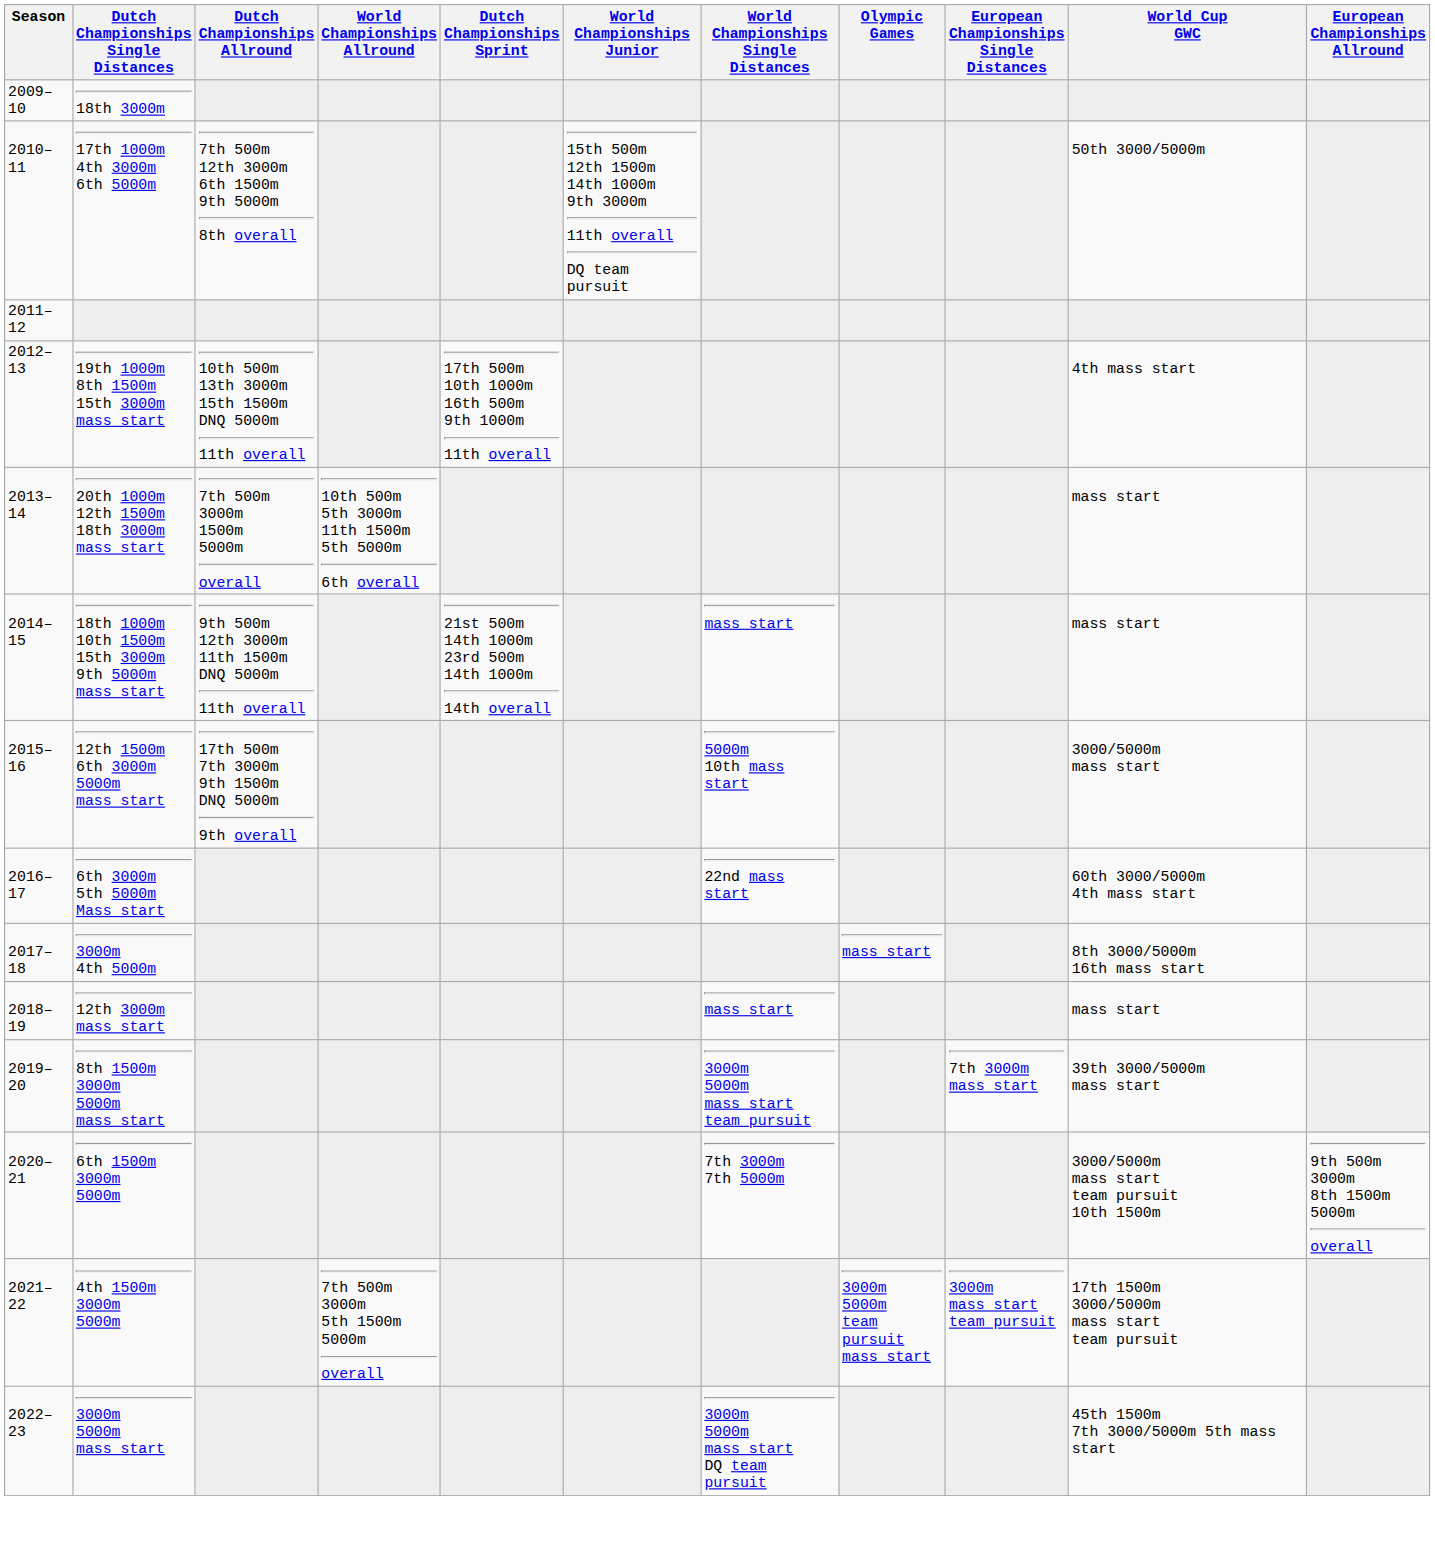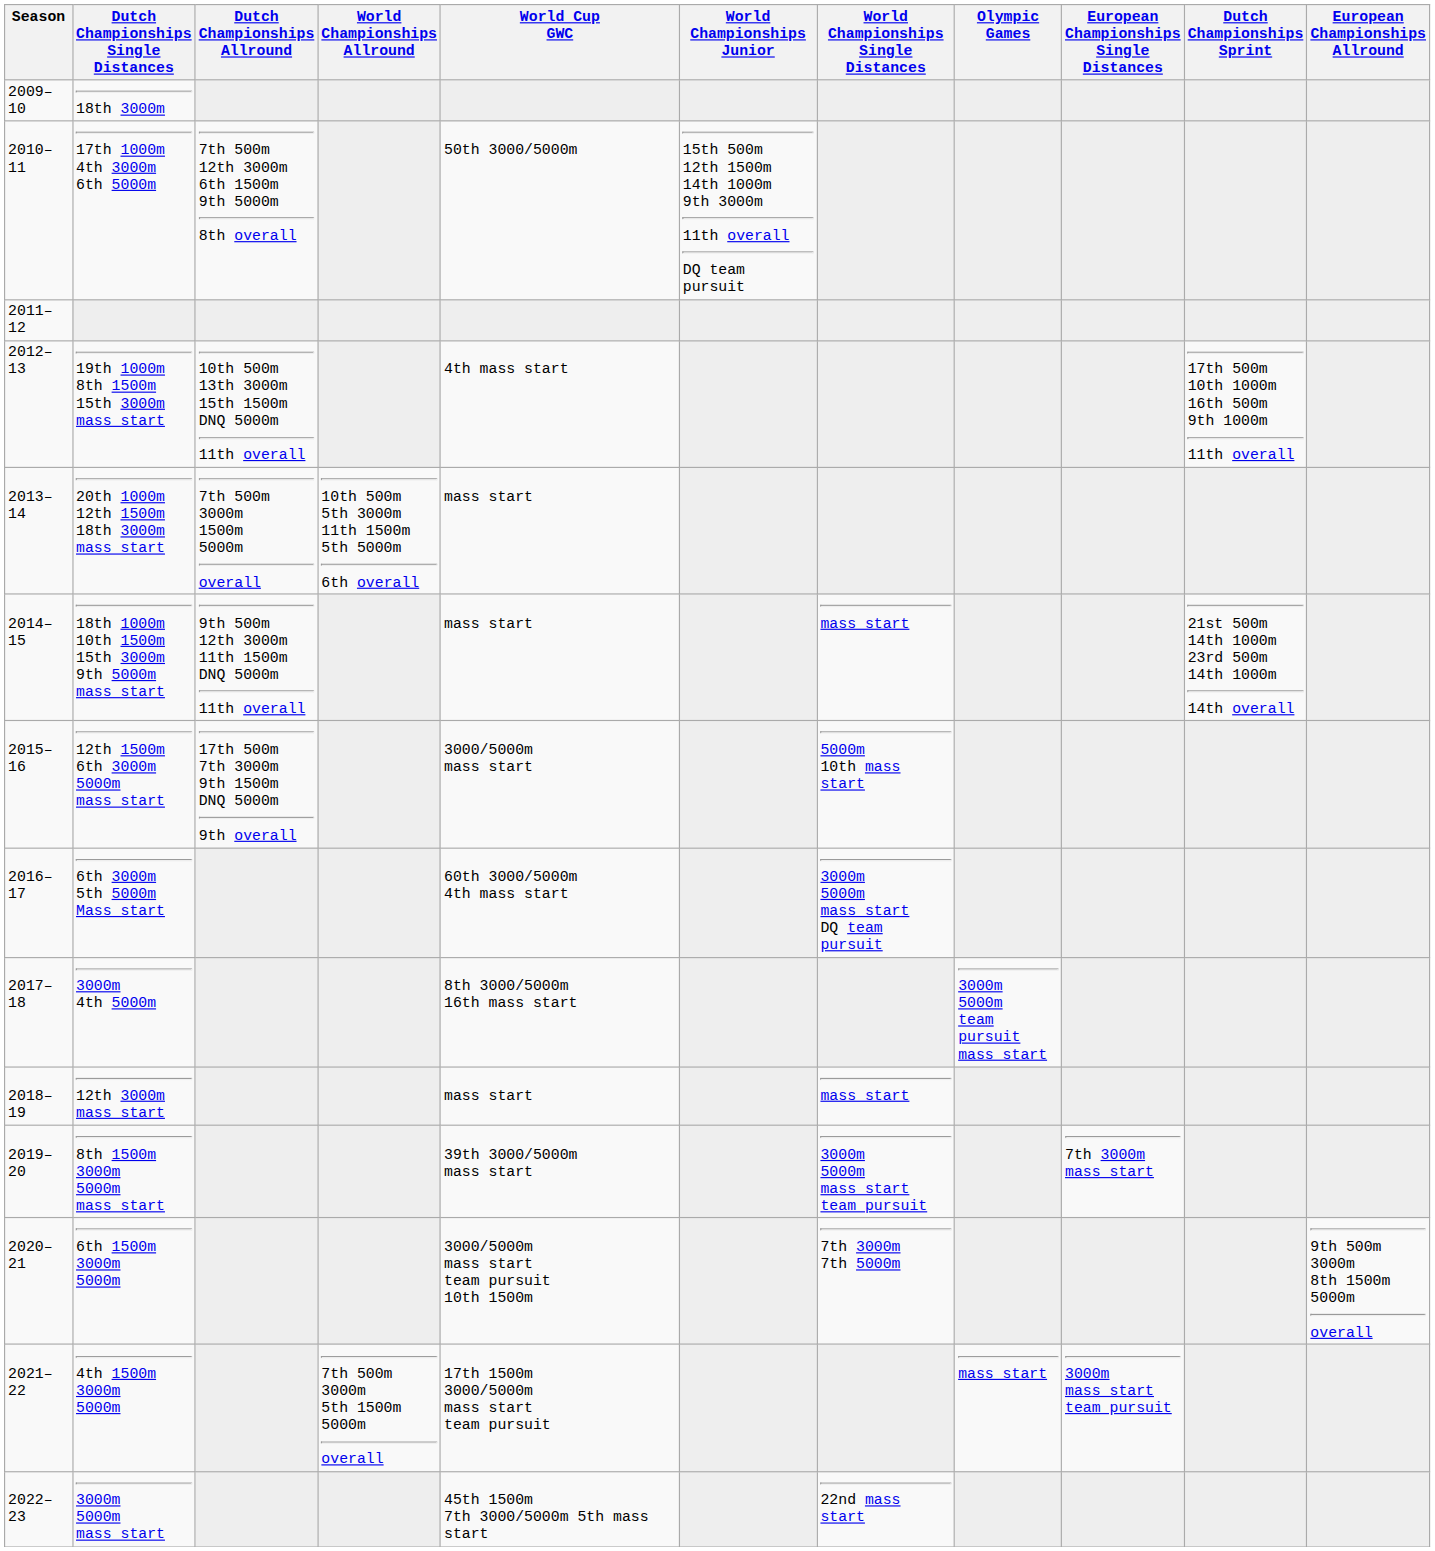columns swapped: (502, 34) <-> (1187, 25)
(770, 880) 22nd mass start -> (886, 906) 3000m 5000m mass start DQ team pursuit
(892, 947) mass start -> (1008, 1016) 3000m 5000m team pursuit mass start
(892, 1318) 3000m 5000m team pursuit mass start -> (1008, 1369) mass start
(770, 1444) 3000m 5000m mass start DQ team pursuit -> (886, 1504) 22nd mass start
